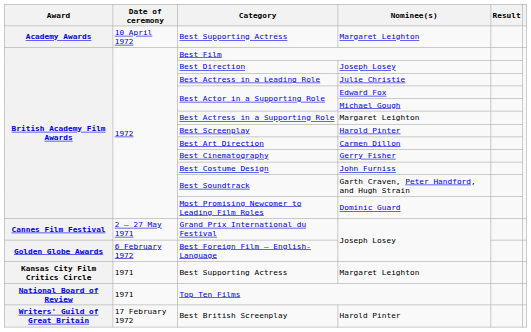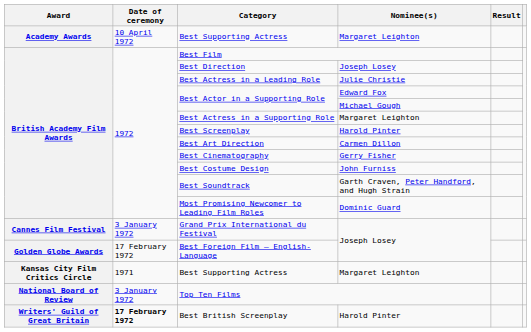(138, 229) 2 – 27 May 1971 -> (136, 229) 3 January 1972
(138, 251) 6 February 1972 -> (141, 251) 17 February 1972
(124, 294) 1971 -> (136, 294) 3 January 1972
(141, 316) normal -> (141, 316) bold
